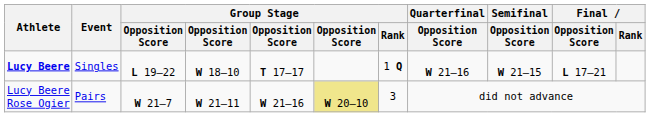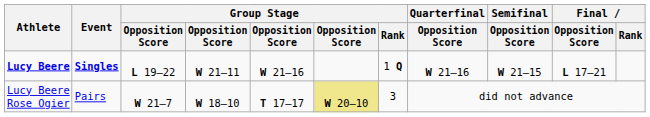(97, 66) normal -> (97, 66) bold
(218, 73) W 18―10 -> (218, 73) W 21–11
(282, 73) T 17―17 -> (282, 73) W 21–16
(218, 103) W 21–11 -> (218, 103) W 18―10
(282, 103) W 21–16 -> (282, 103) T 17―17
